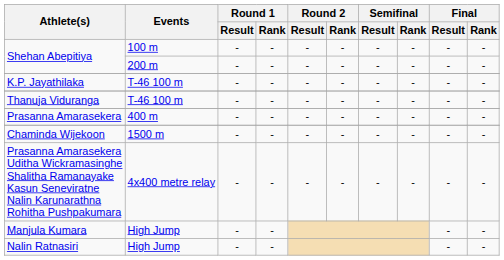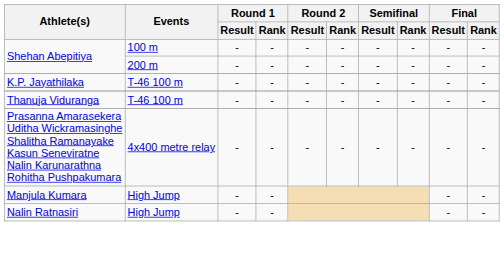- row: (64, 117)
- row: (56, 134)
